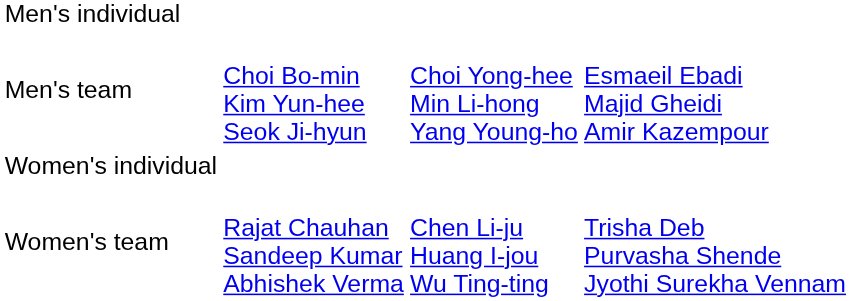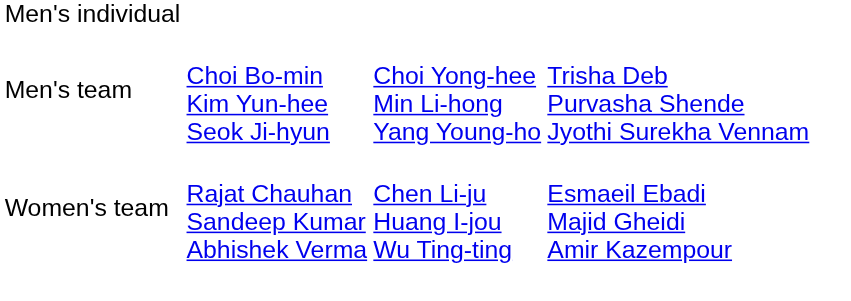(676, 104) Esmaeil Ebadi Majid Gheidi Amir Kazempour -> (678, 104) Trisha Deb Purvasha Shende Jyothi Surekha Vennam
- row: (111, 166)
(715, 256) Trisha Deb Purvasha Shende Jyothi Surekha Vennam -> (640, 222) Esmaeil Ebadi Majid Gheidi Amir Kazempour
